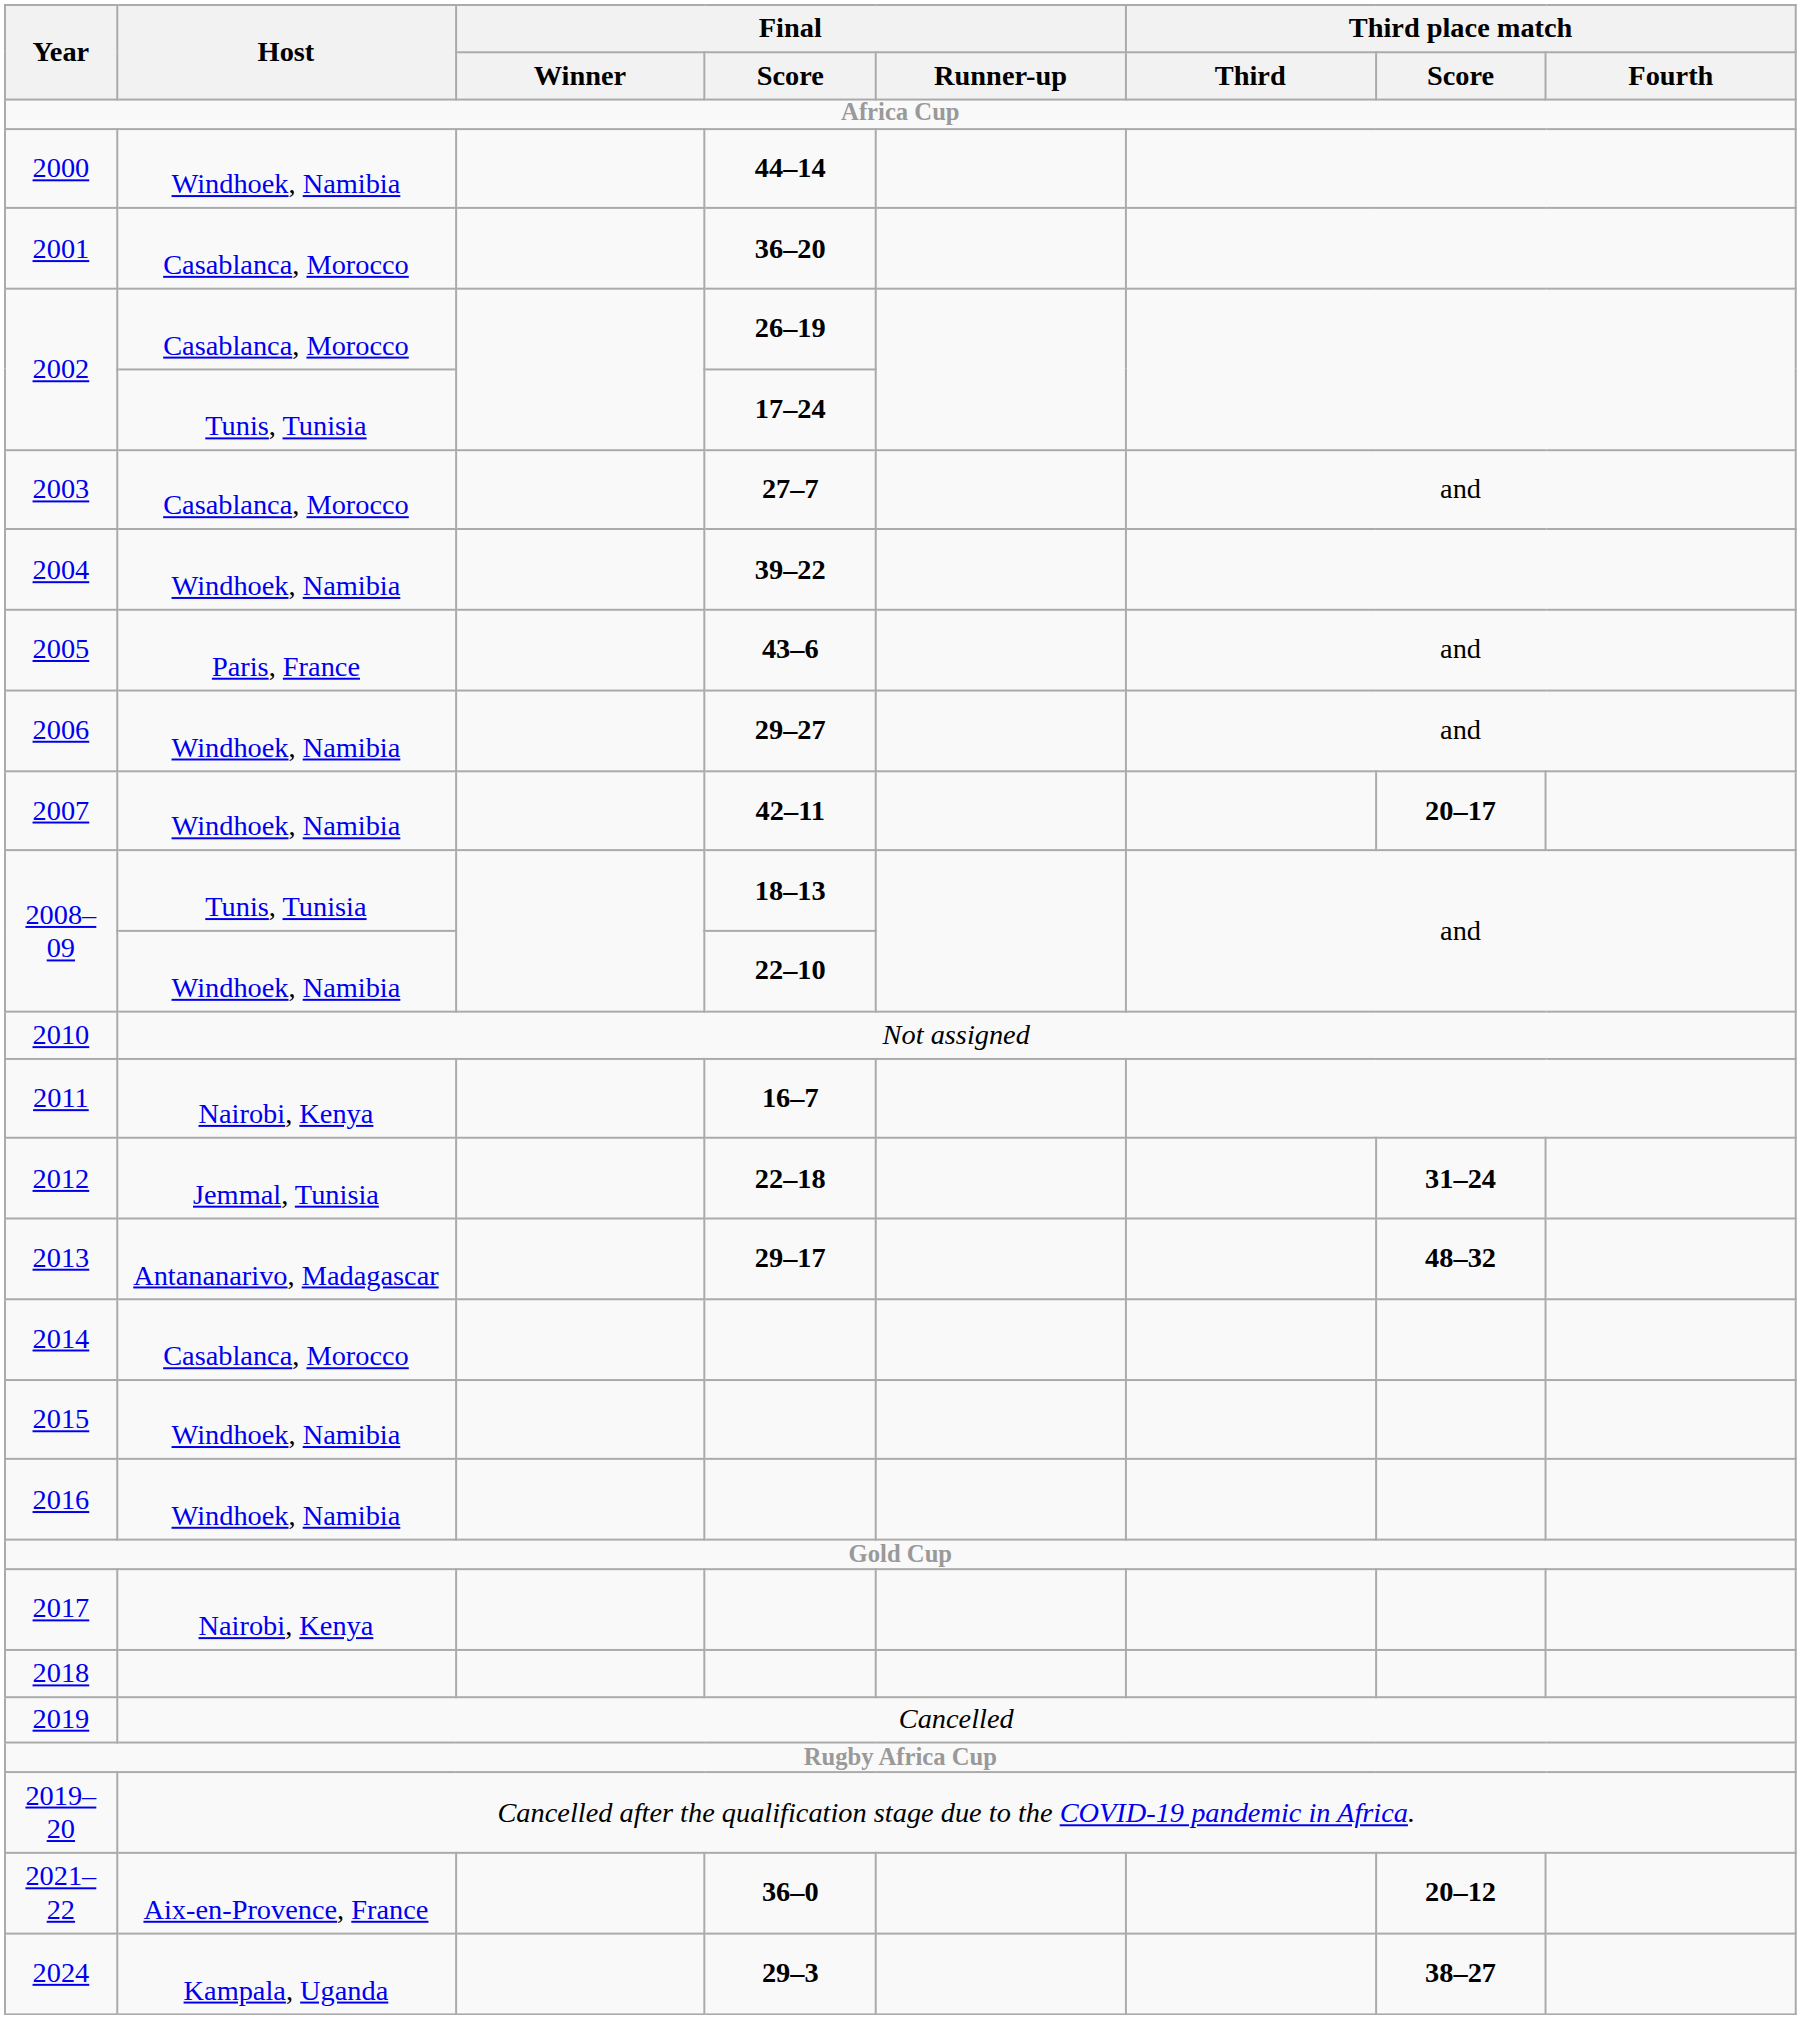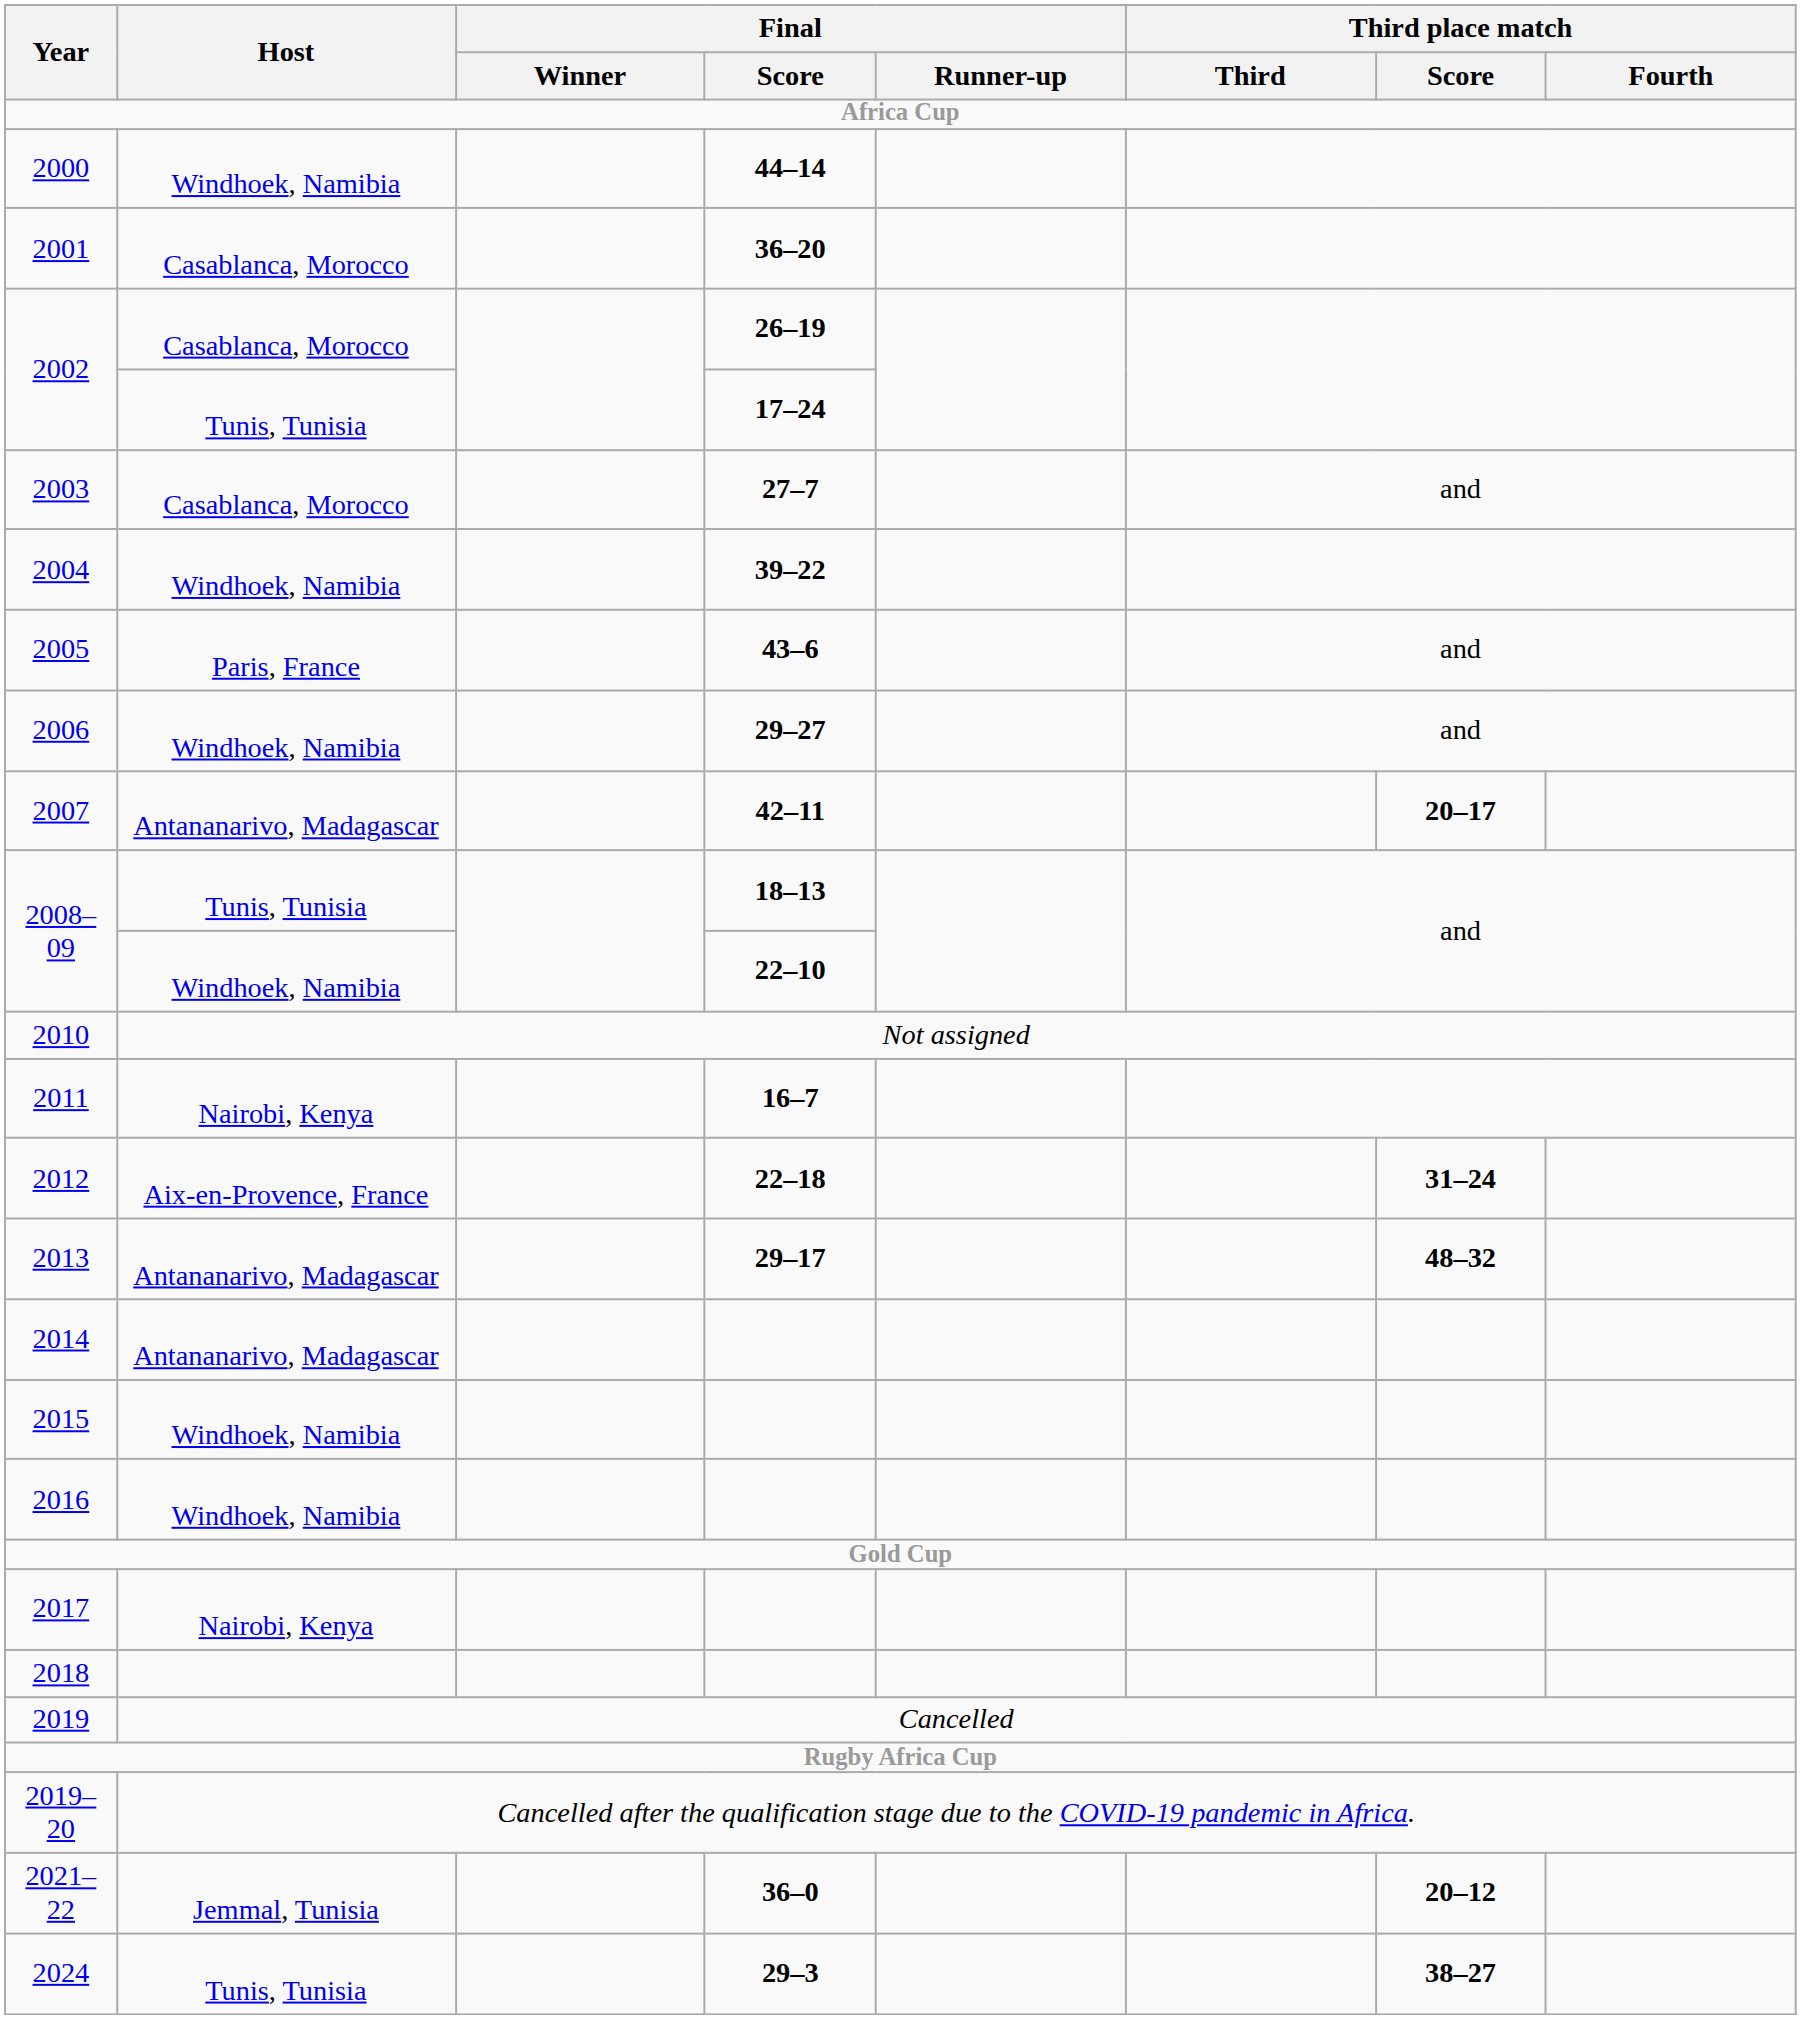(286, 827) Windhoek, Namibia -> (286, 827) Antananarivo, Madagascar
(286, 1195) Jemmal, Tunisia -> (286, 1195) Aix-en-Provence, France
(286, 1355) Casablanca, Morocco -> (286, 1355) Antananarivo, Madagascar
(286, 1909) Aix-en-Provence, France -> (286, 1909) Jemmal, Tunisia
(286, 1989) Kampala, Uganda -> (286, 1989) Tunis, Tunisia
